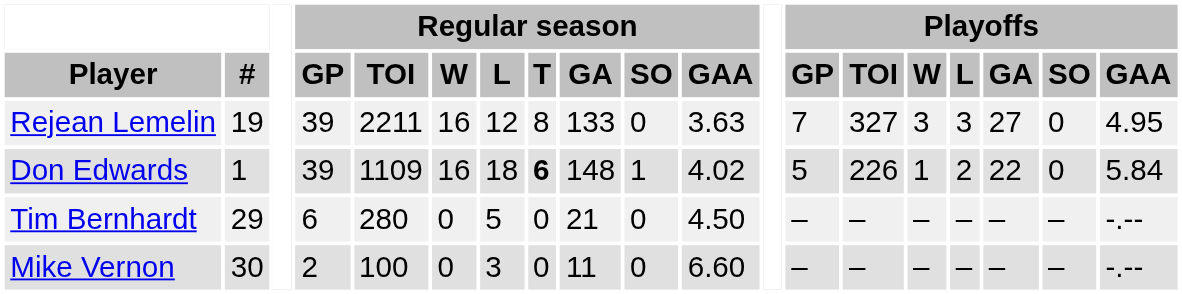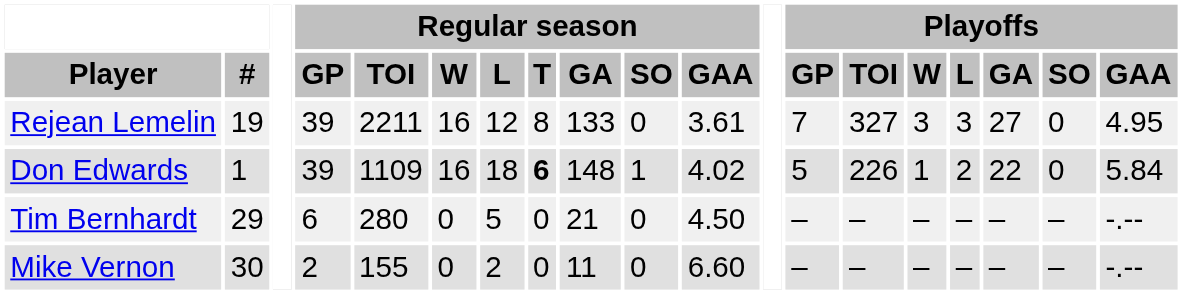(716, 122) 3.63 -> (716, 122) 3.61
(384, 266) 100 -> (384, 266) 155
(494, 266) 3 -> (494, 266) 2
